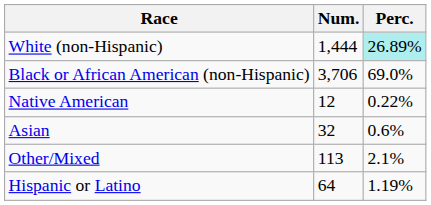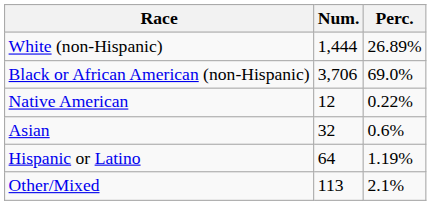(395, 46) paleturquoise background -> (395, 46) no background
rows swapped: (54, 158) <-> (75, 185)
